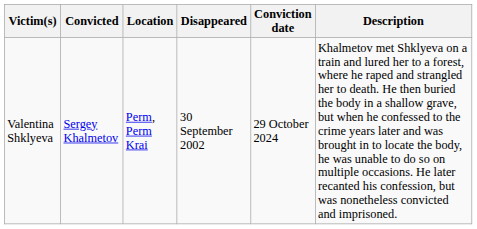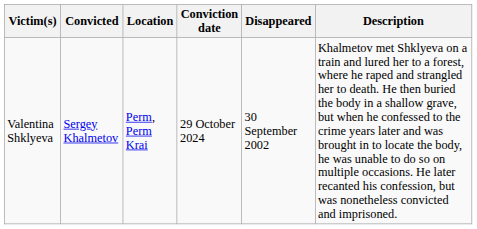columns swapped: (214, 21) <-> (283, 21)
